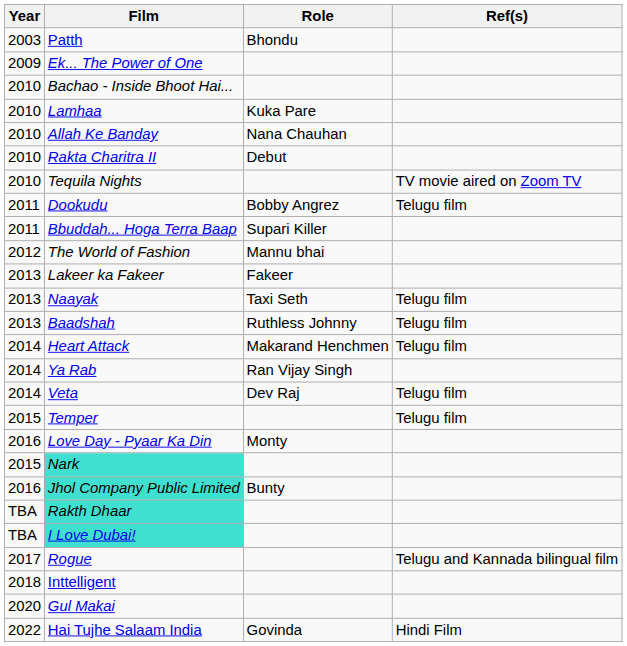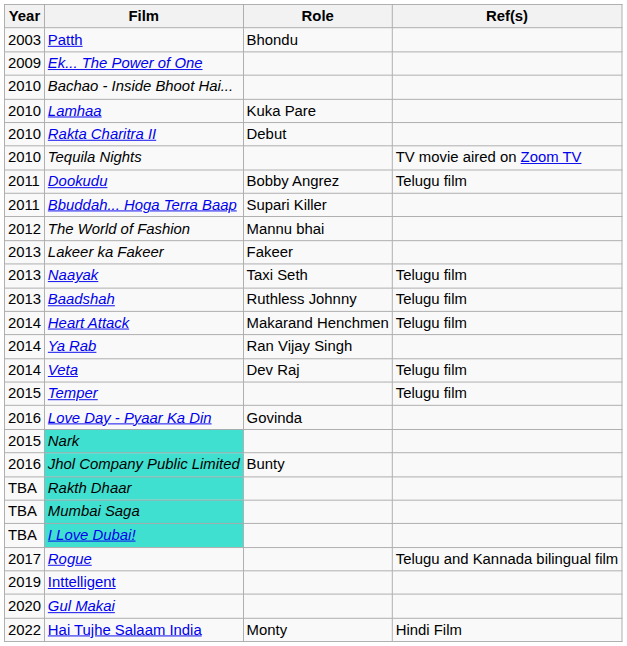- row: (103, 134)
(267, 441) Monty -> (274, 417) Govinda
+ row: (94, 511)
(24, 582) 2018 -> (24, 582) 2019
(274, 629) Govinda -> (267, 629) Monty
